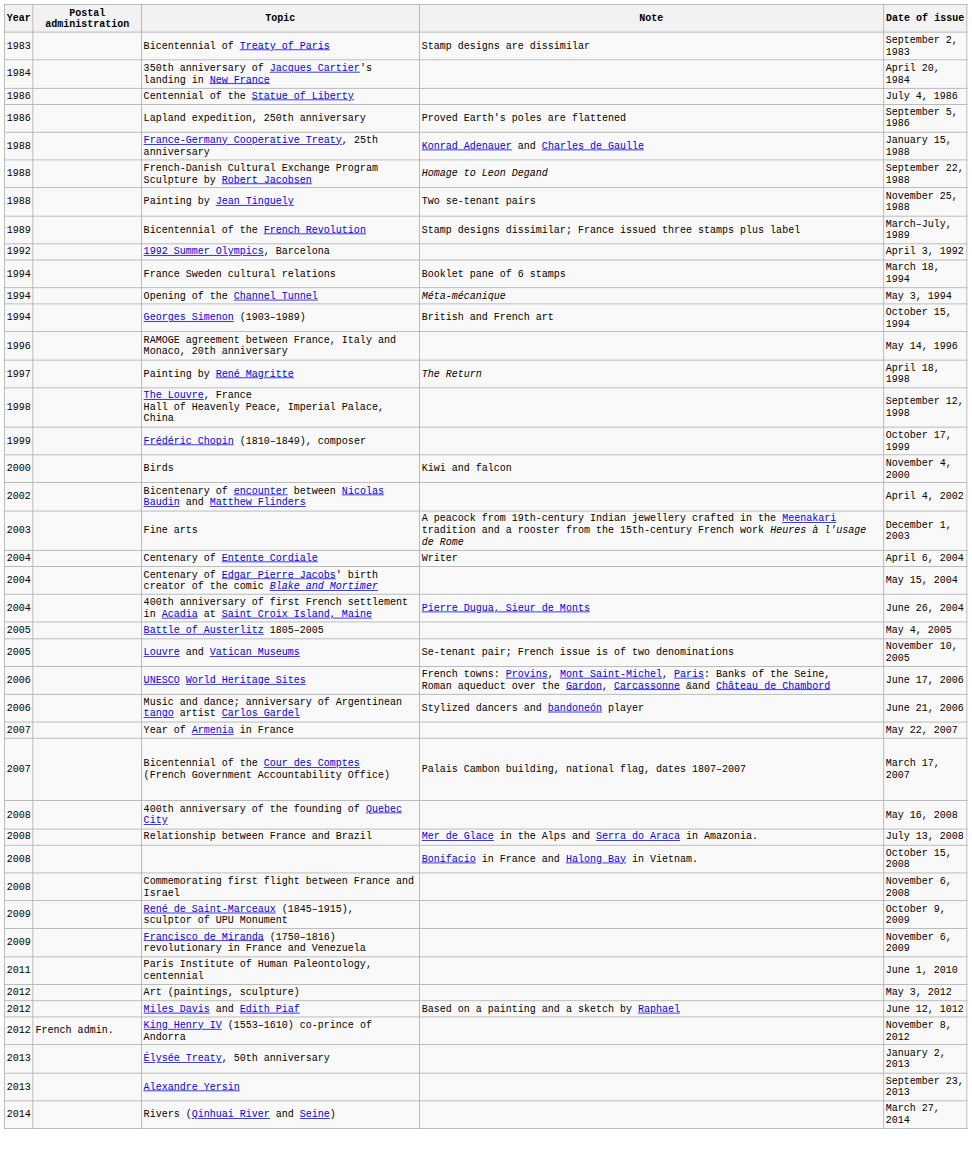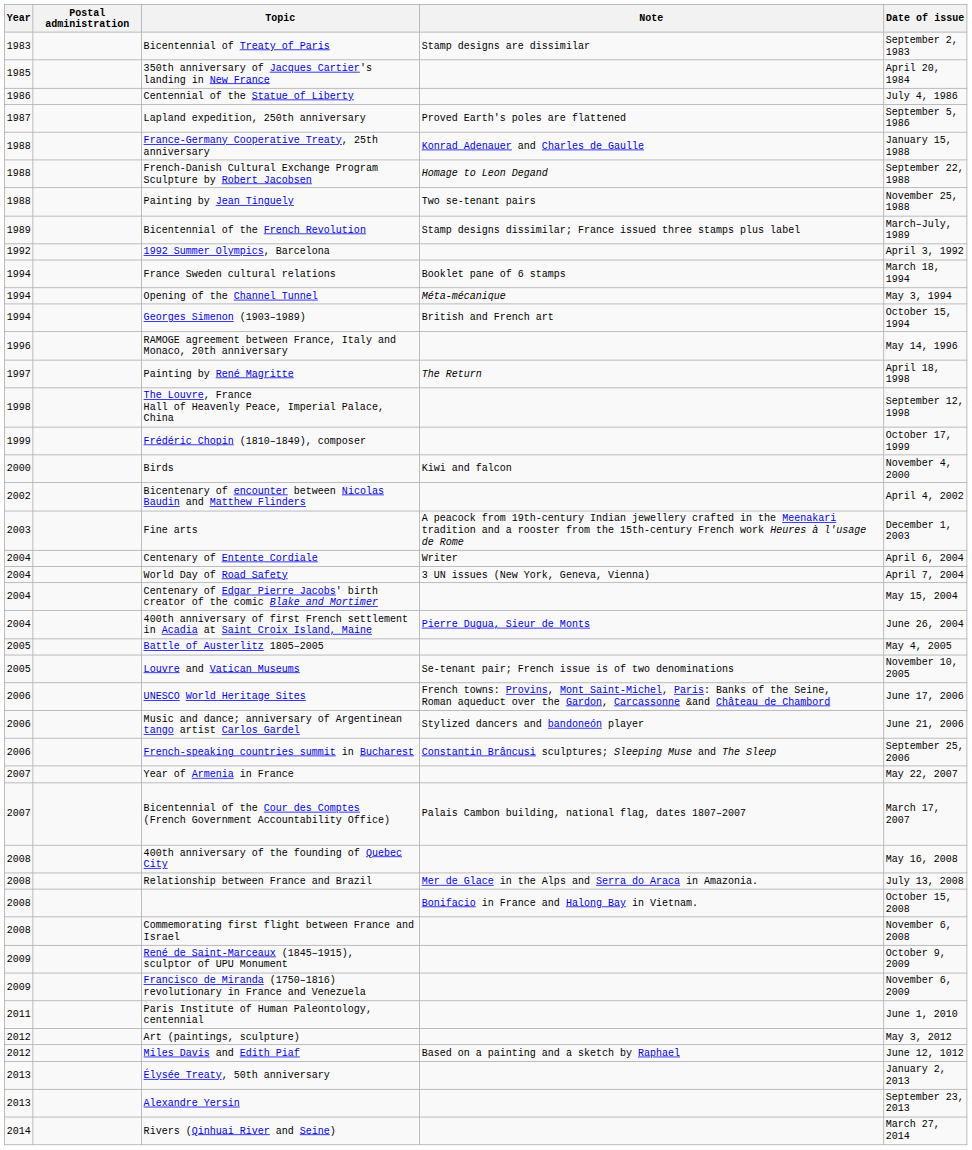(19, 74) 1984 -> (19, 74) 1985
(19, 118) 1986 -> (19, 118) 1987
+ row: (216, 575)
+ row: (279, 752)
- row: (258, 1031)
